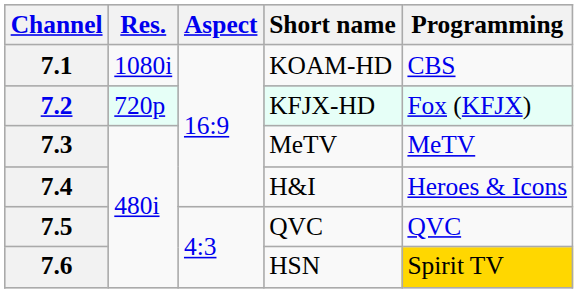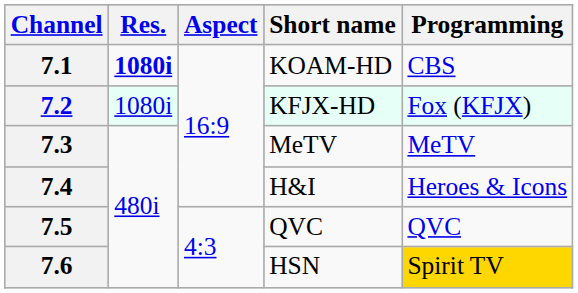(143, 65) normal -> (143, 65) bold
(140, 105) 720p -> (143, 105) 1080i
